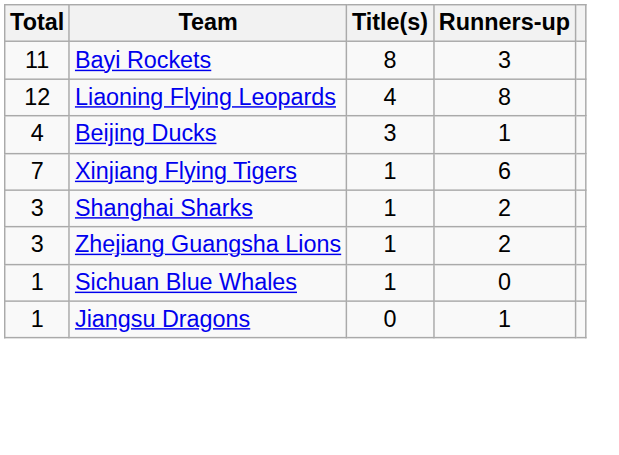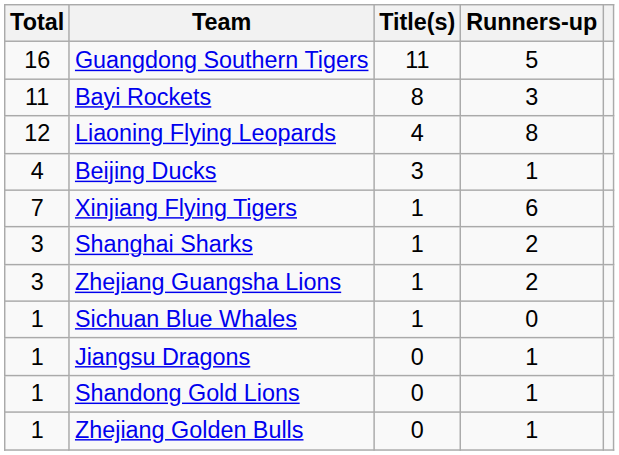+ row: (222, 60)
+ row: (187, 393)
+ row: (189, 430)
